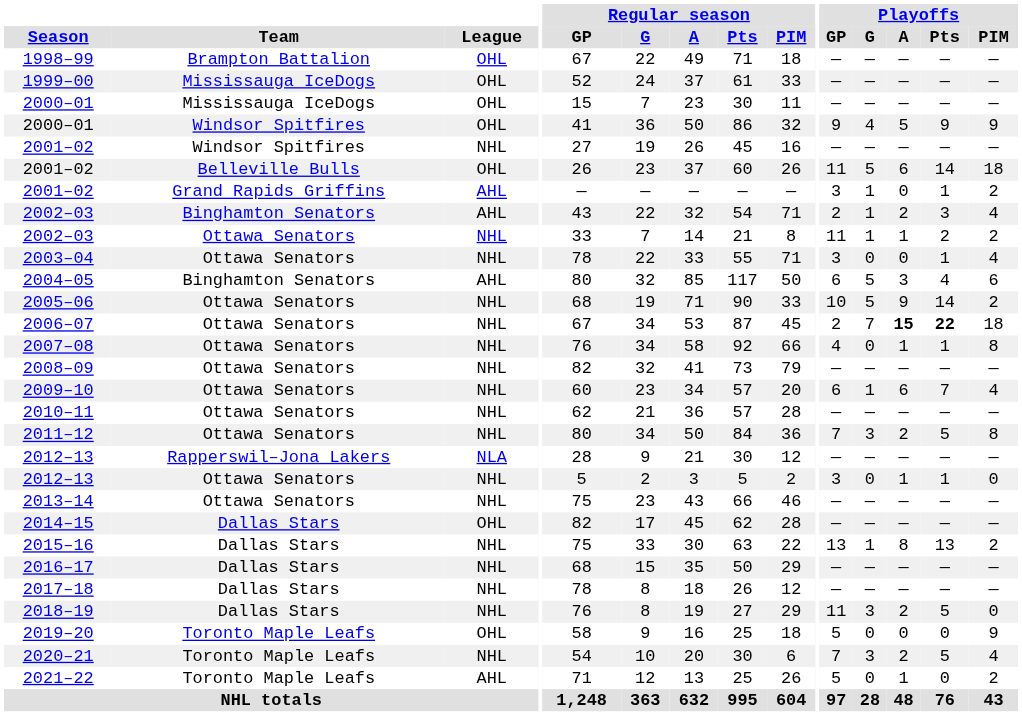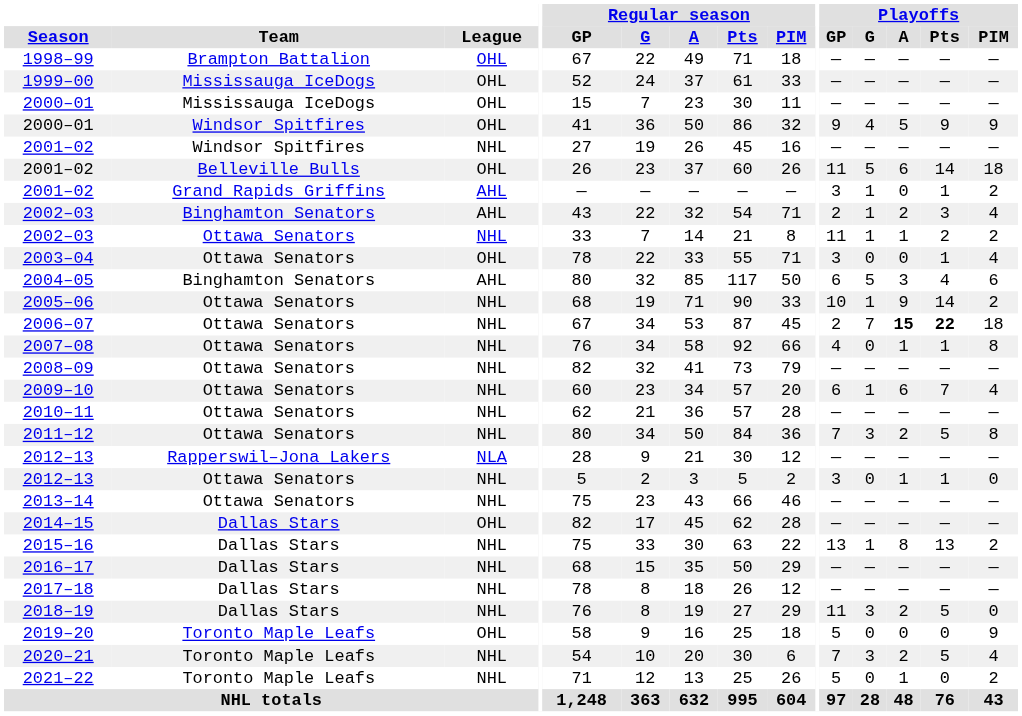(492, 258) NHL -> (492, 258) OHL
(870, 302) 5 -> (870, 302) 1
(492, 678) AHL -> (492, 678) NHL
